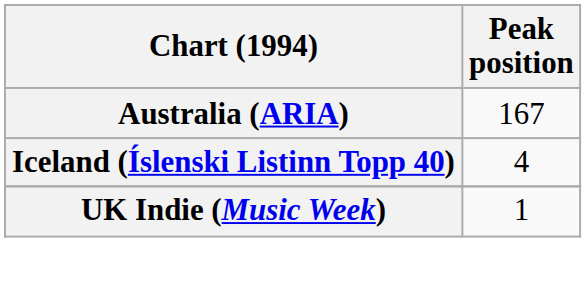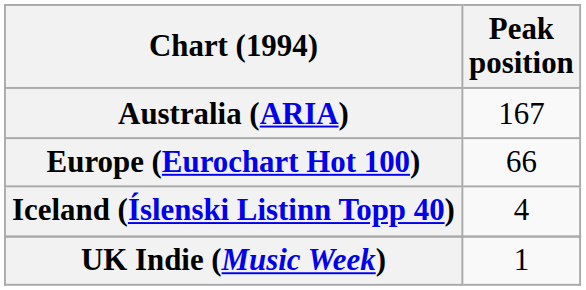+ row: (233, 161)
